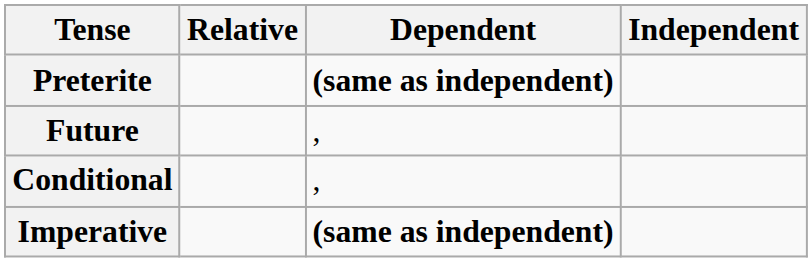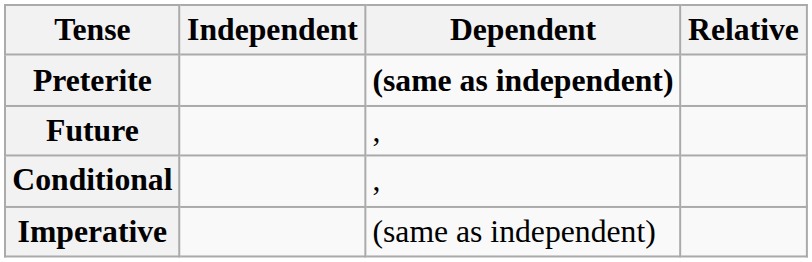columns swapped: (714, 29) <-> (243, 29)
(463, 230) bold -> (514, 230) normal
